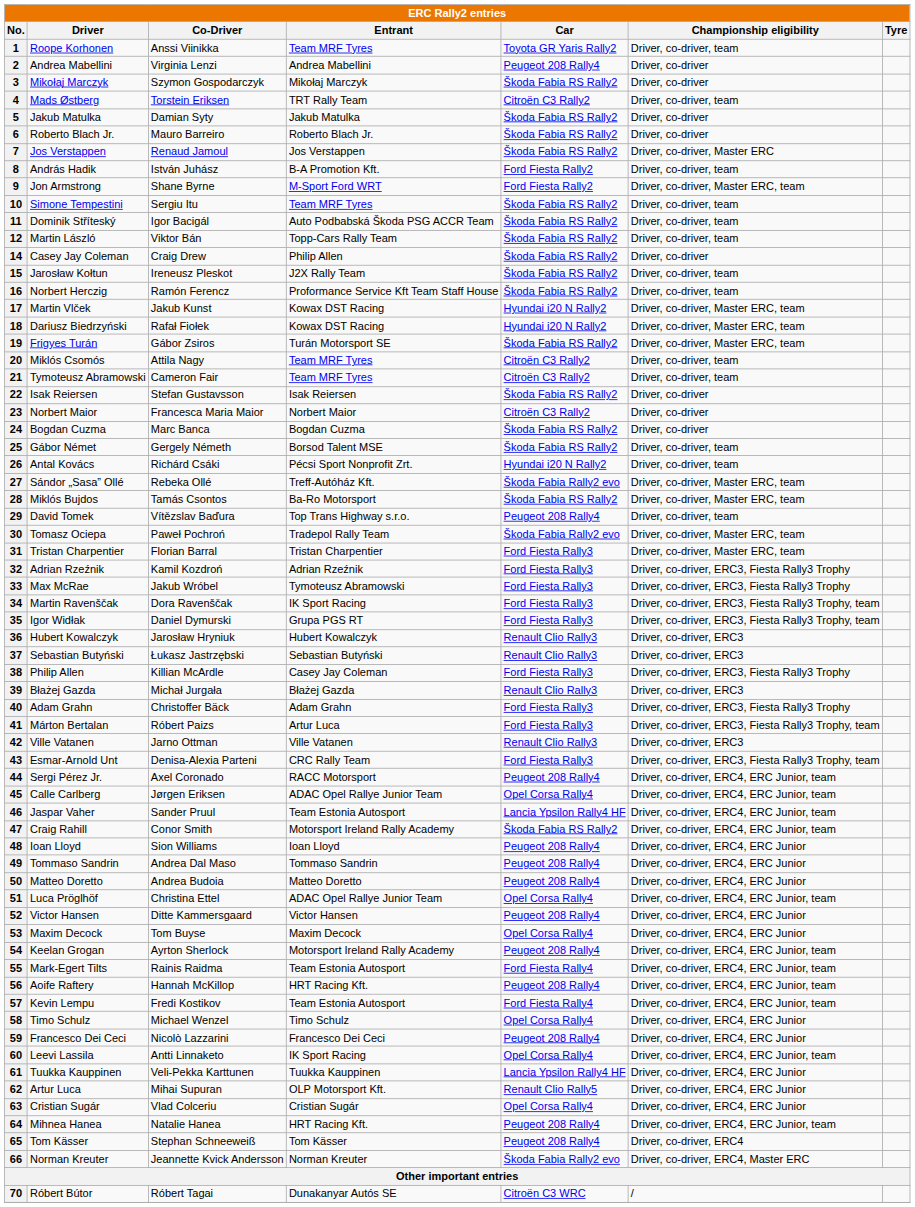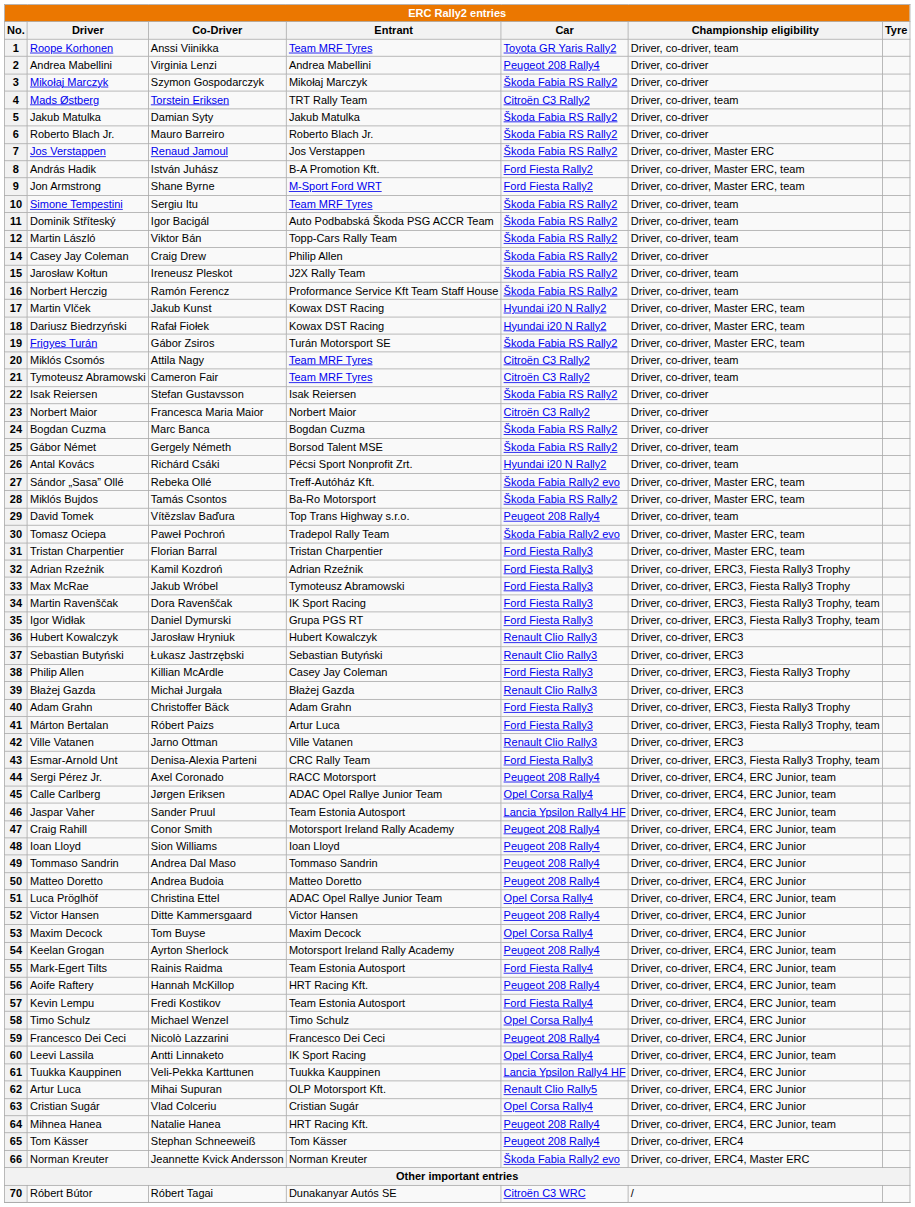(685, 169) Driver, co-driver, team -> (718, 169) Driver, co-driver, Master ERC, team
(561, 829) Škoda Fabia RS Rally2 -> (552, 829) Peugeot 208 Rally4
